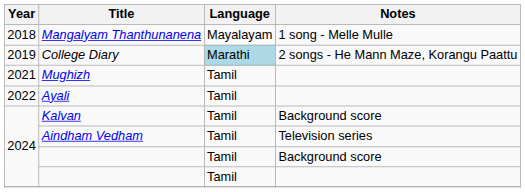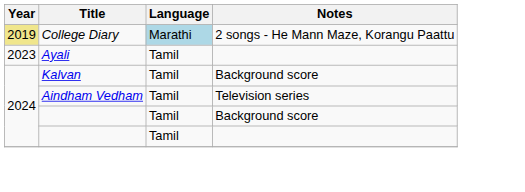- row: (121, 34)
(22, 55) no background -> (22, 34) khaki background
- row: (66, 75)
(22, 95) 2022 -> (22, 55) 2023
